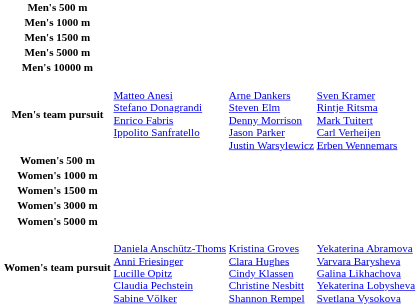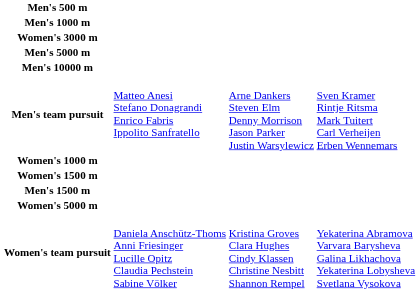rows swapped: (57, 37) <-> (57, 206)
- row: (57, 160)
